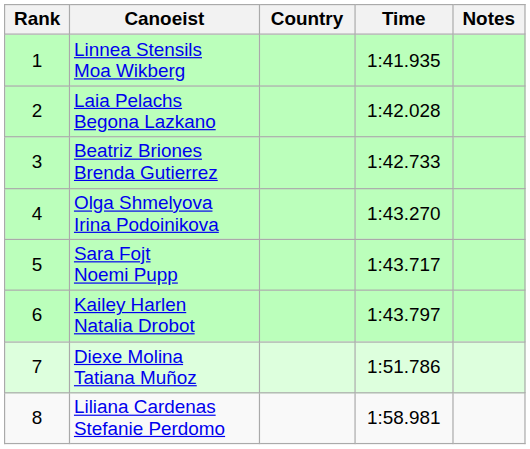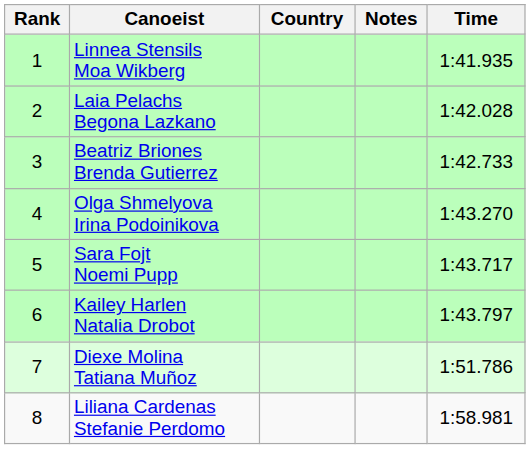columns swapped: (404, 19) <-> (489, 19)
